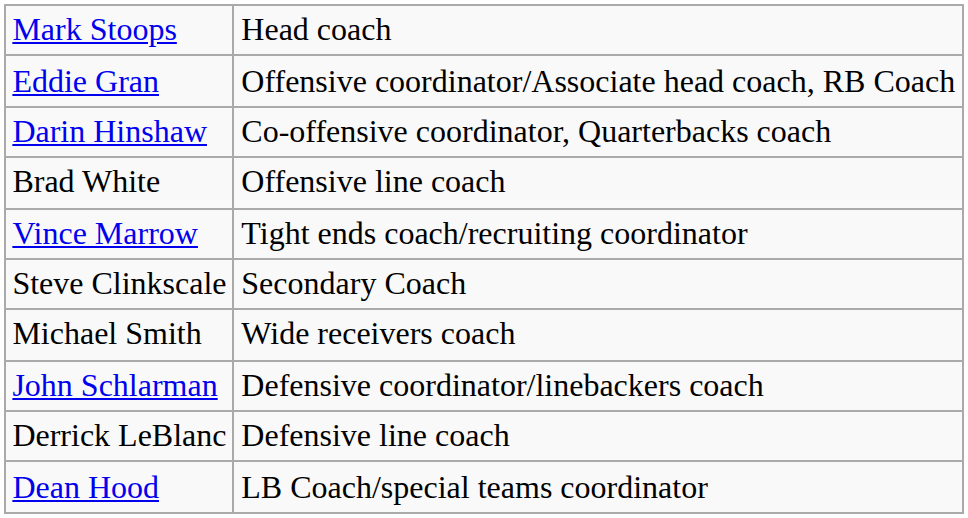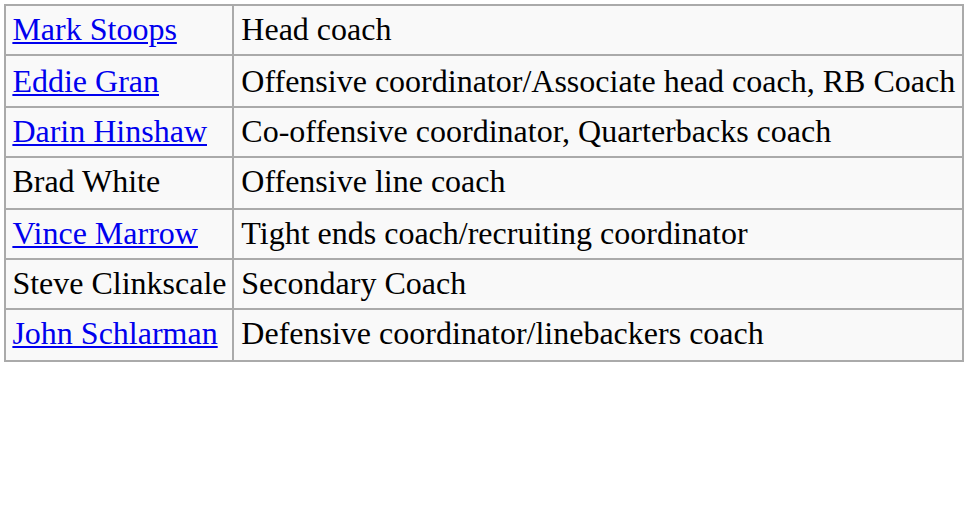- row: (107, 334)
- row: (119, 435)
- row: (86, 486)
